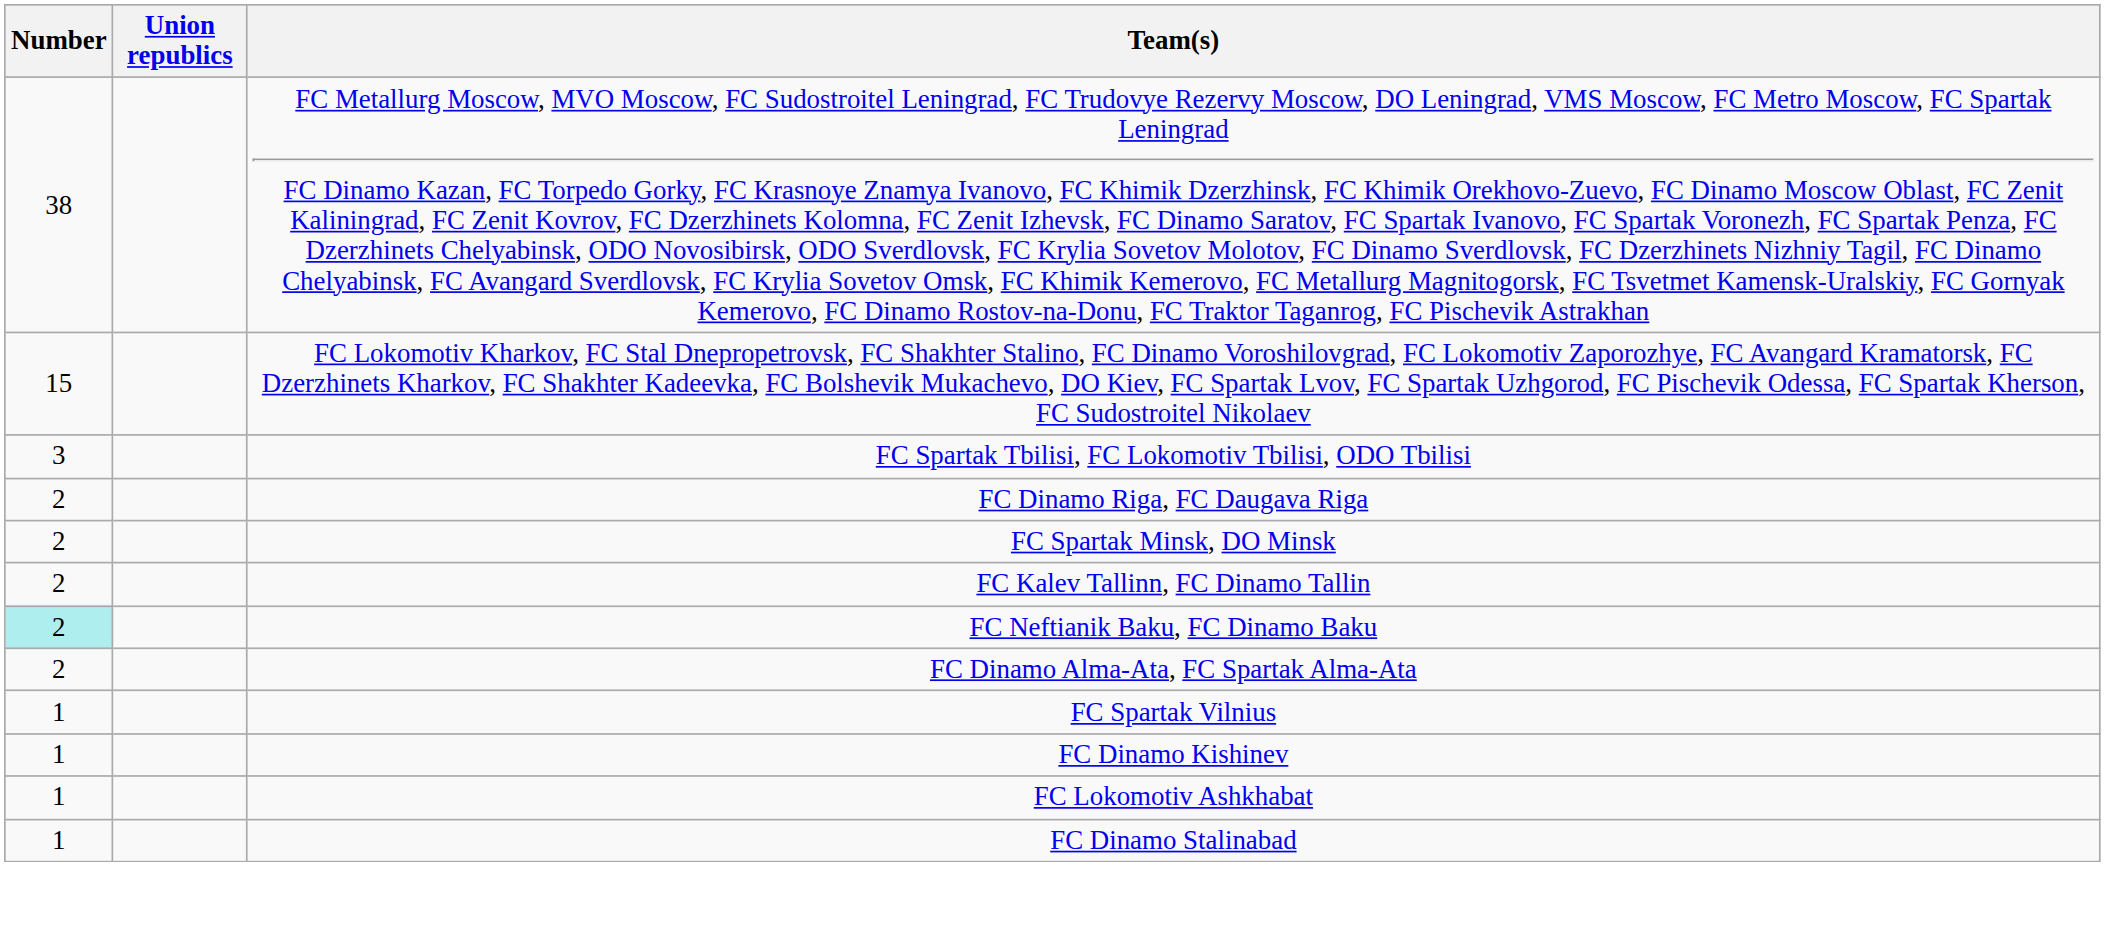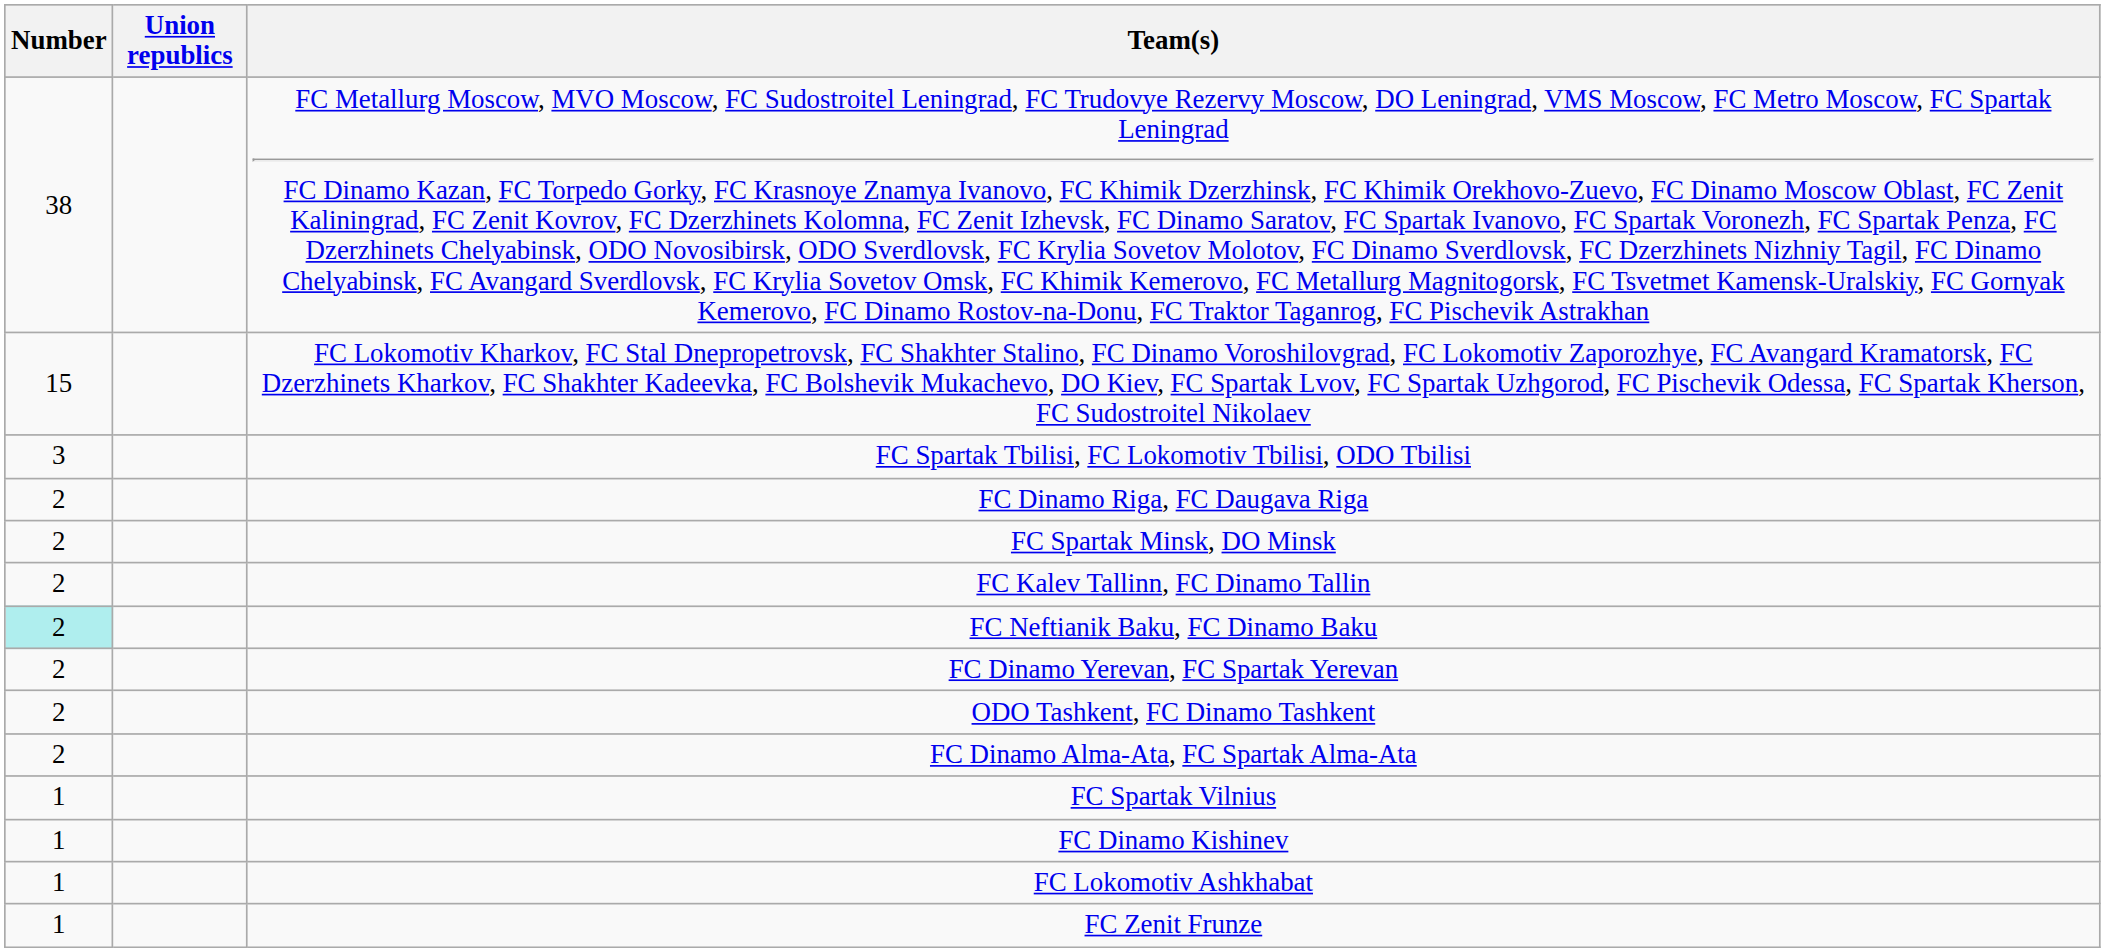+ row: (1173, 669)
+ row: (1173, 711)
+ row: (1173, 925)
- row: (1173, 839)
